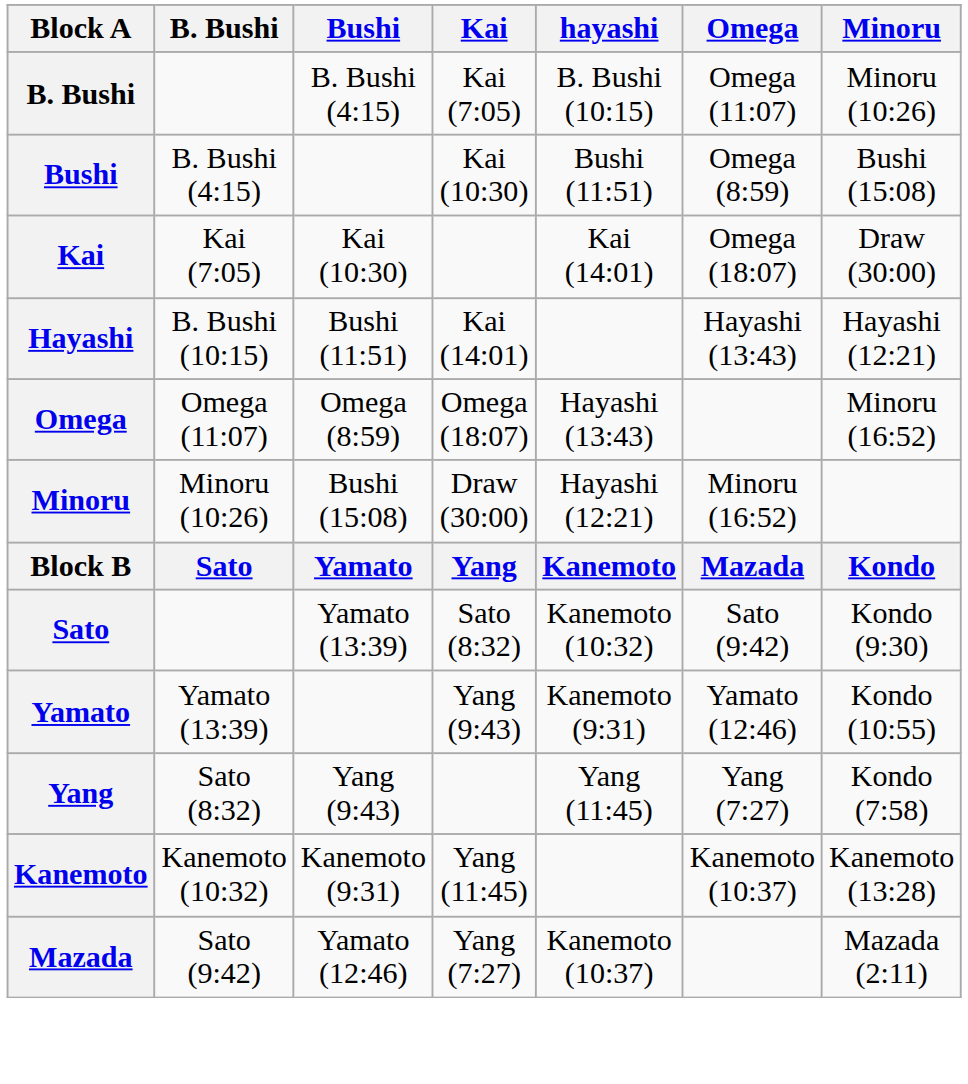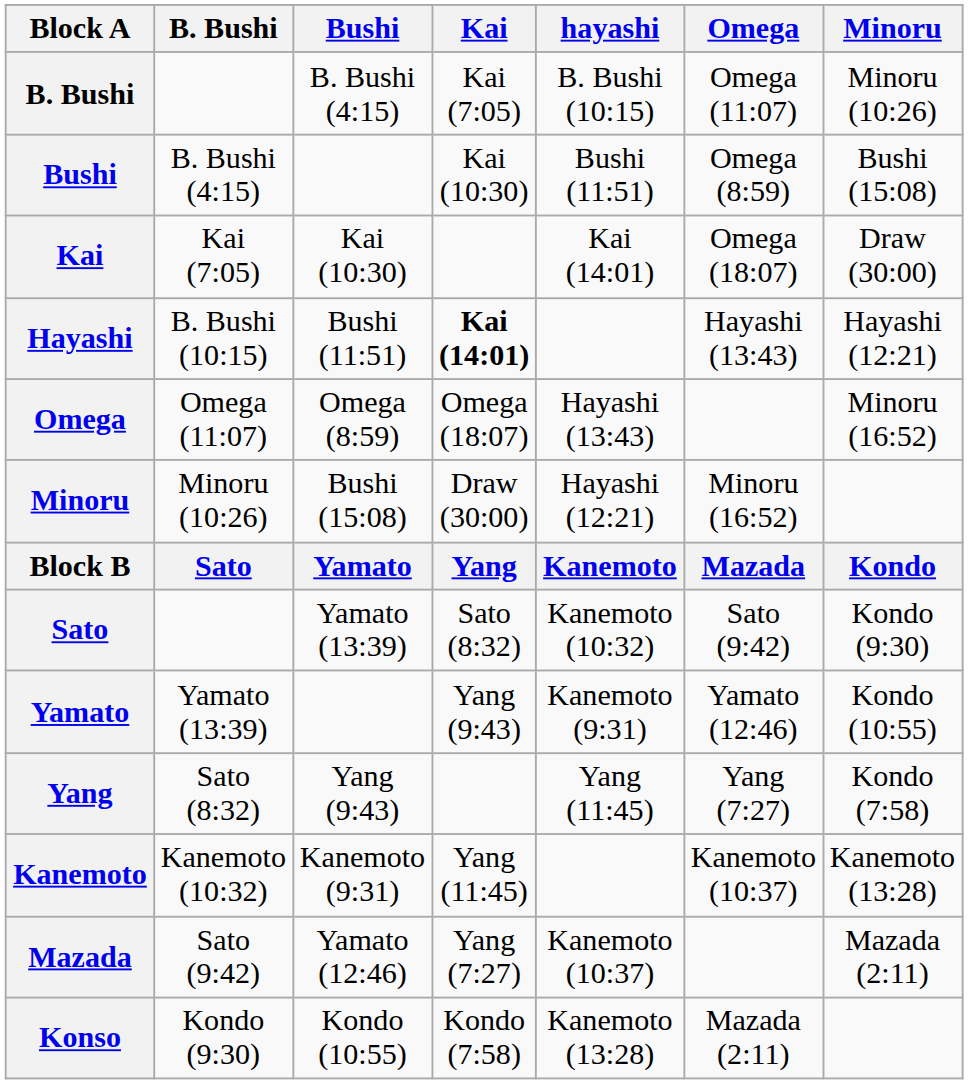(484, 337) normal -> (484, 337) bold
+ row: (80, 1037)
